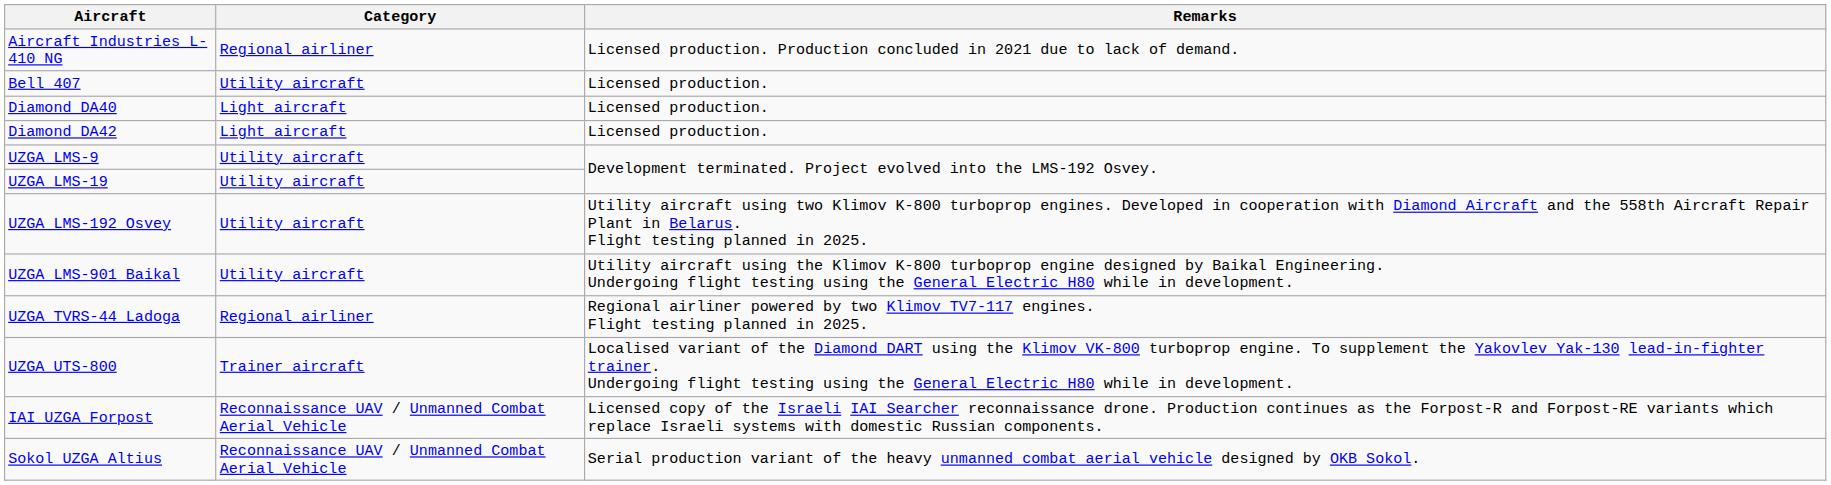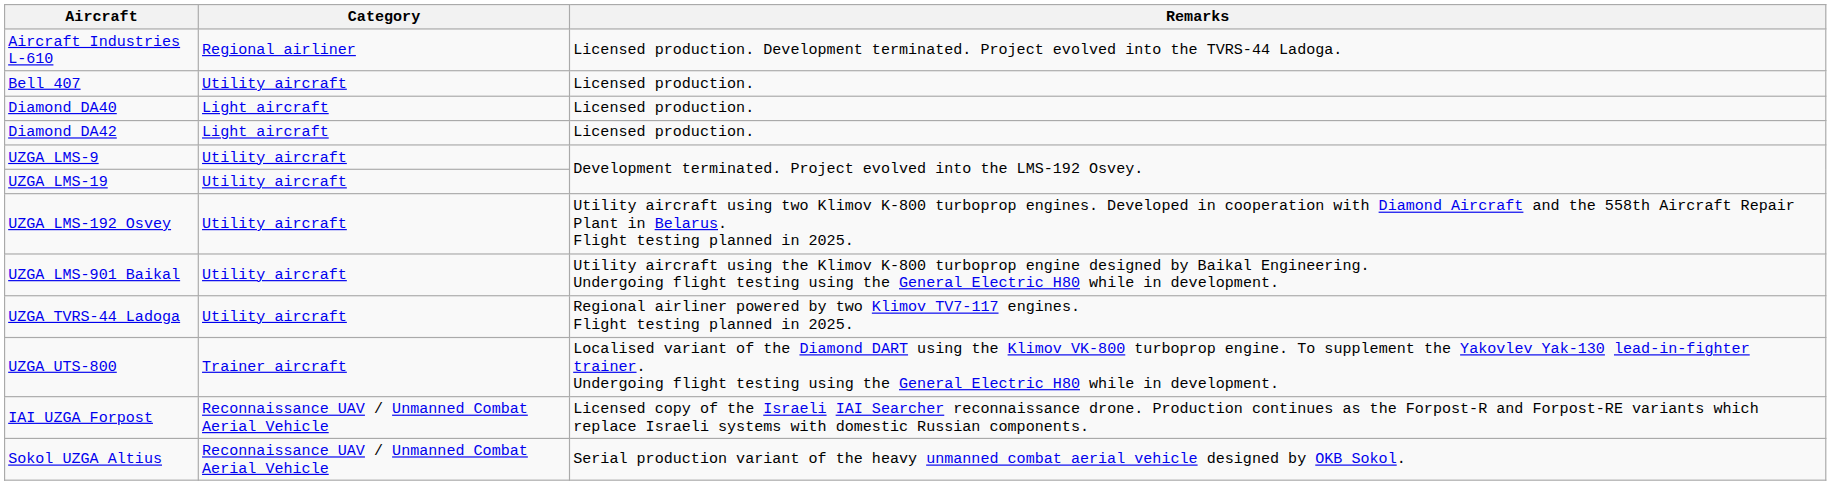- row: (108, 50)
+ row: (94, 50)
(297, 316) Regional airliner -> (274, 316) Utility aircraft
